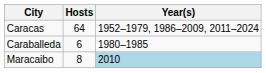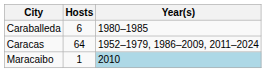rows swapped: (25, 28) <-> (34, 44)
(79, 60) 8 -> (79, 60) 1
